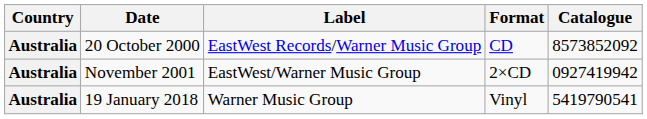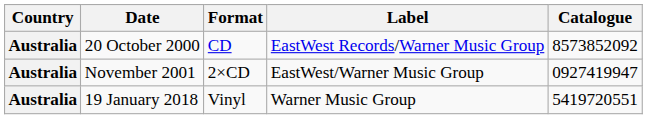columns swapped: (517, 18) <-> (345, 18)
(595, 72) 0927419942 -> (595, 72) 0927419947
(595, 99) 5419790541 -> (595, 99) 5419720551
